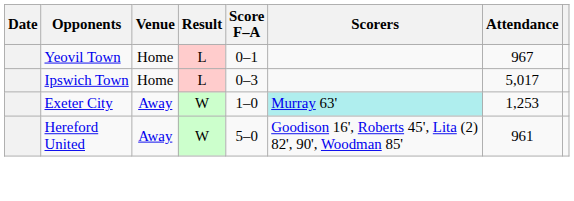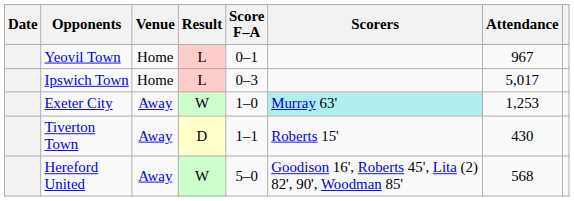+ row: (70, 135)
(522, 135) 961 -> (522, 176) 568
